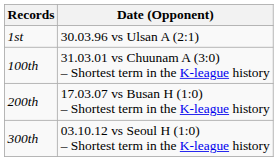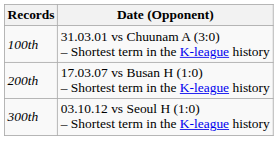- row: (15, 36)
